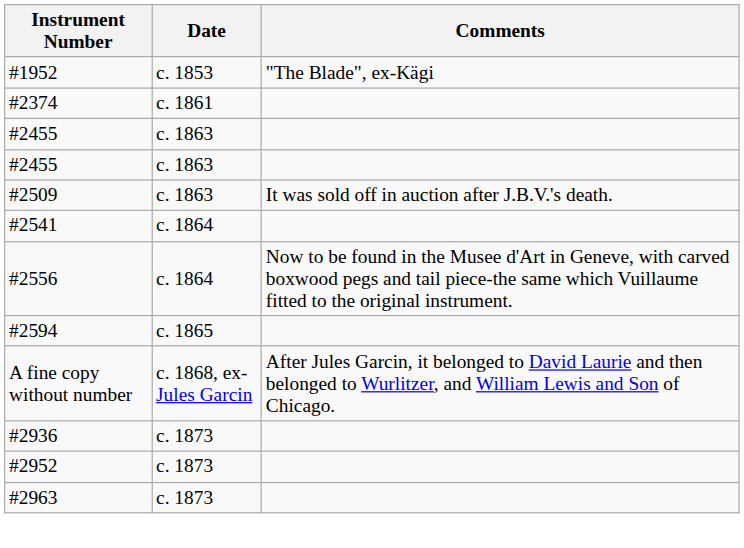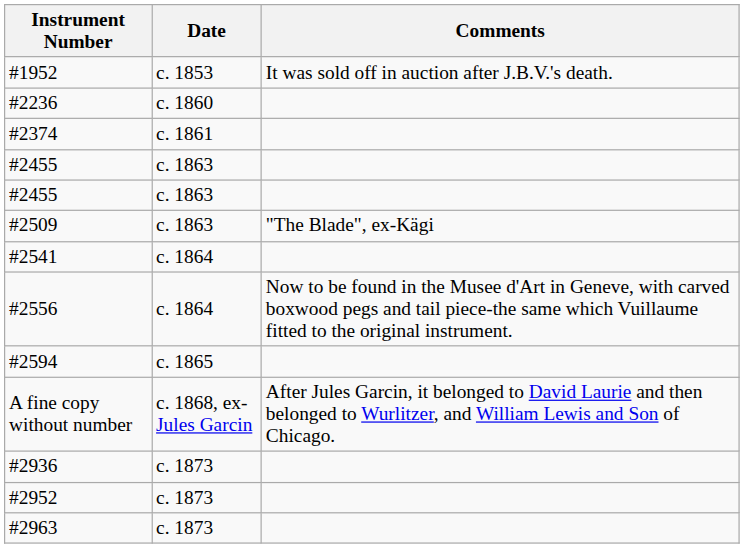(350, 72) "The Blade", ex-Kägi -> (439, 72) It was sold off in auction after J.B.V.'s death.
+ row: (33, 103)
(439, 195) It was sold off in auction after J.B.V.'s death. -> (350, 225) "The Blade", ex-Kägi
